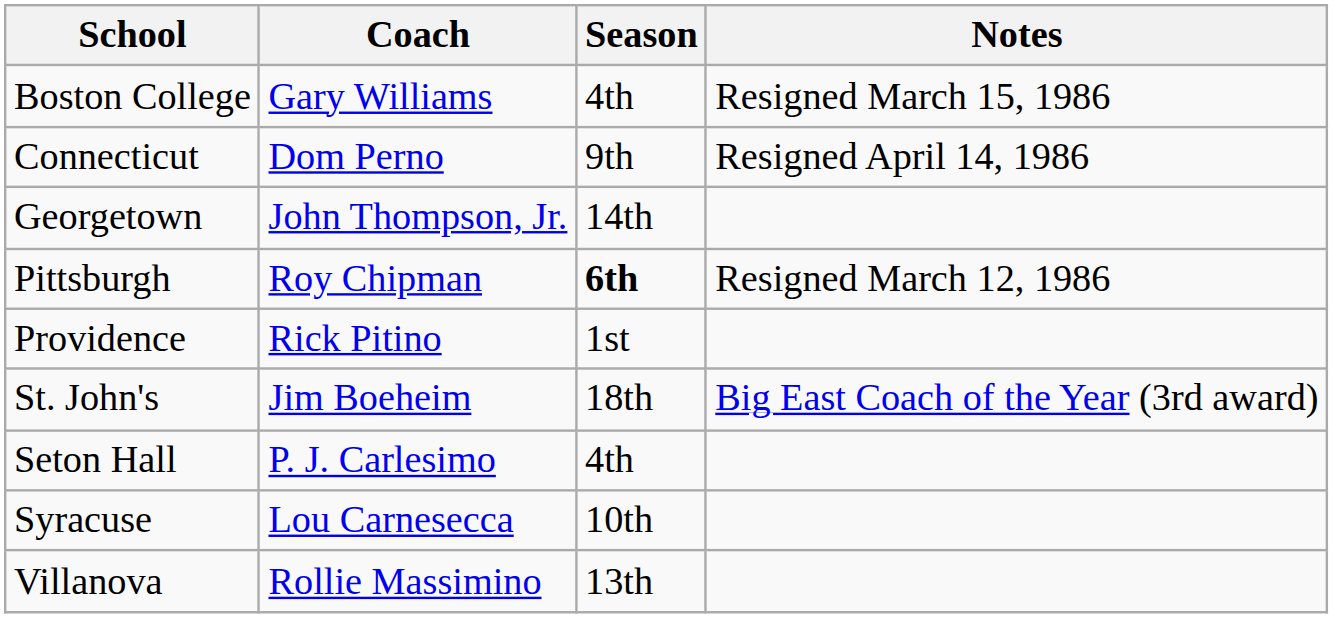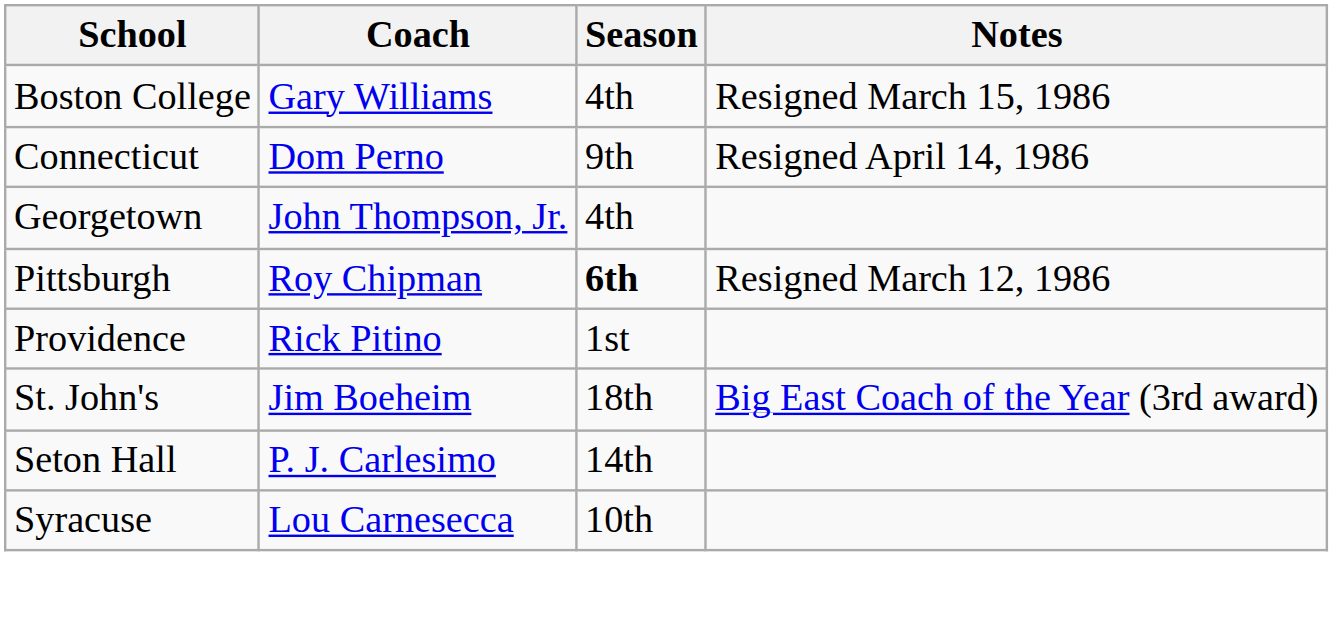(619, 216) 14th -> (609, 216) 4th
(609, 459) 4th -> (619, 459) 14th
- row: (88, 580)
